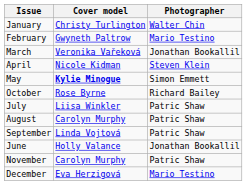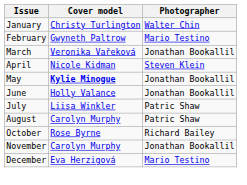(180, 79) Simon Emmett -> (190, 79) Jonathan Bookallil
rows swapped: (16, 147) <-> (24, 92)
- row: (29, 133)
(177, 160) Patric Shaw -> (190, 147) Jonathan Bookallil
